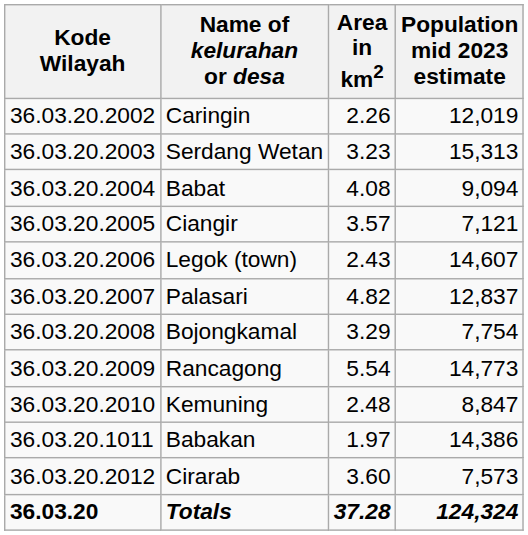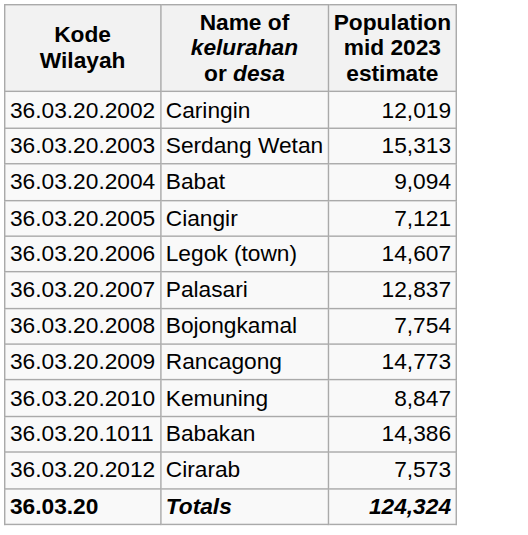- column: (362, 51)
